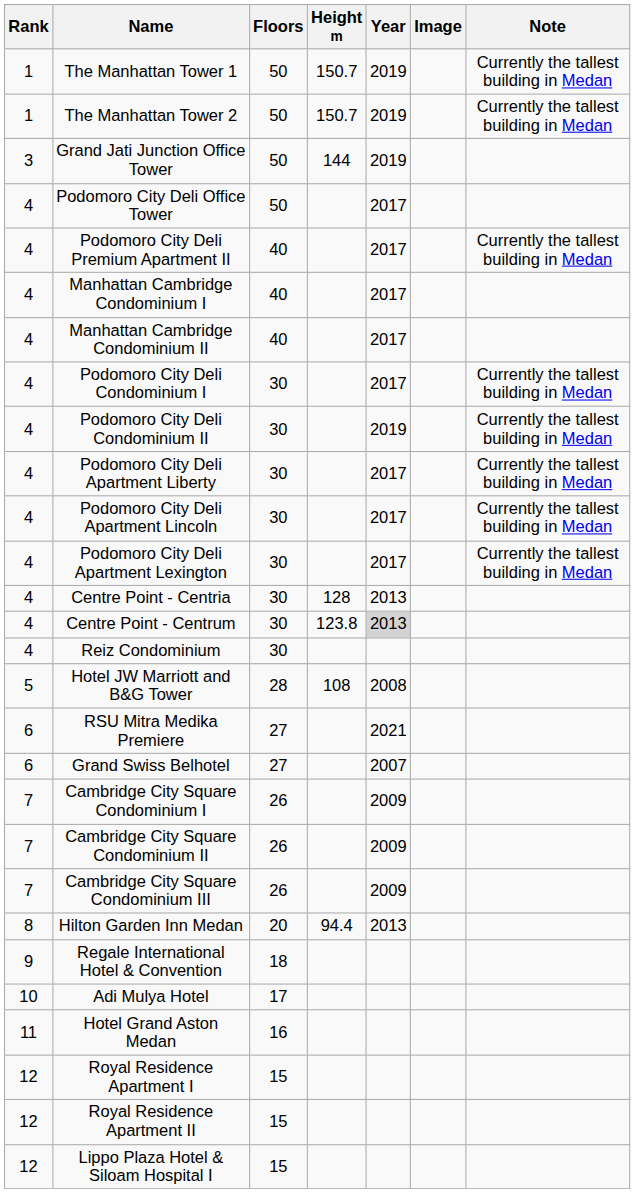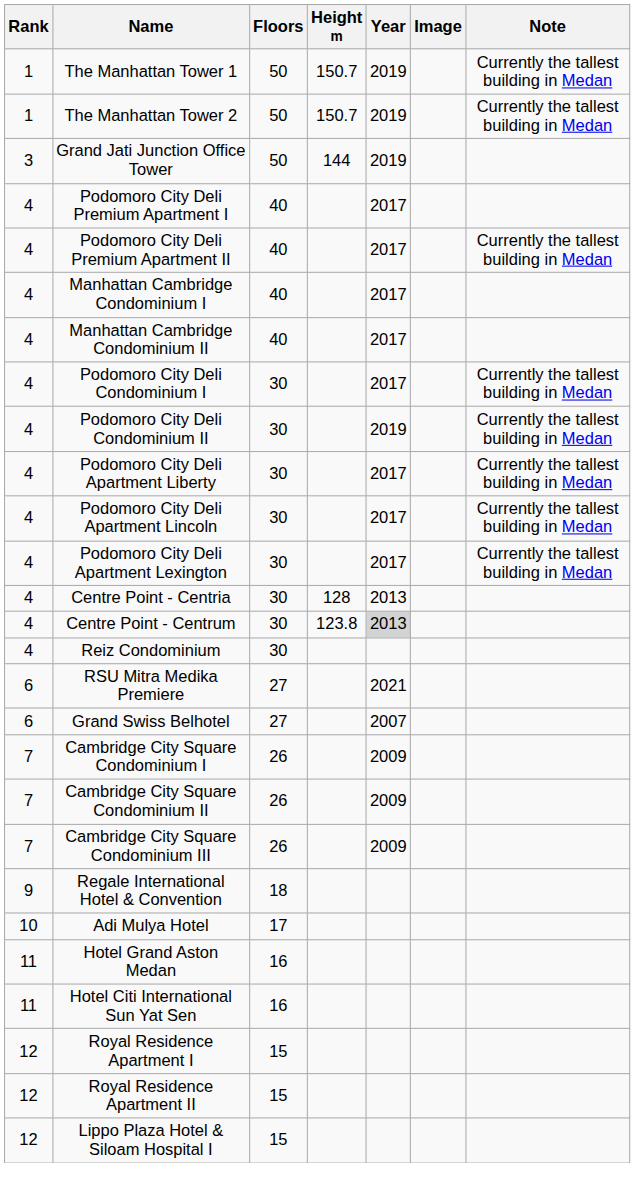- row: (151, 205)
+ row: (151, 205)
- row: (151, 686)
- row: (151, 926)
+ row: (151, 1006)
